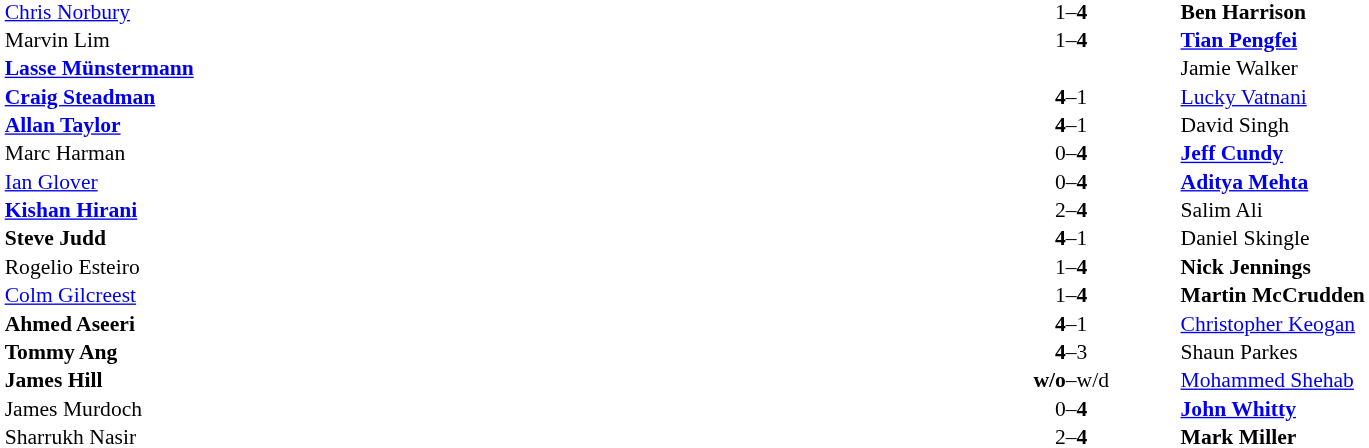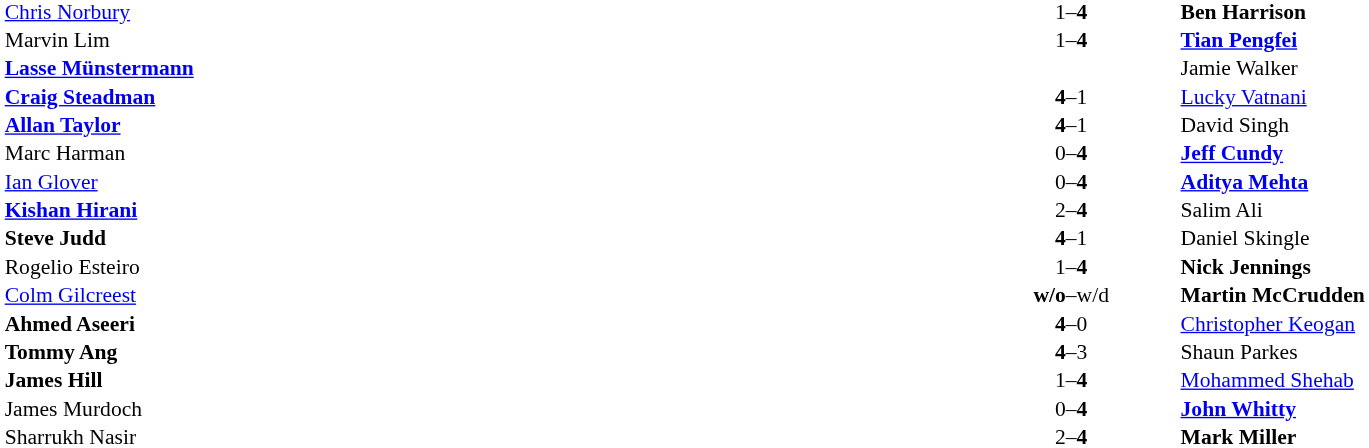(1071, 295) 1–4 -> (1071, 295) w/o–w/d
(1071, 323) 4–1 -> (1071, 323) 4–0
(1071, 380) w/o–w/d -> (1071, 380) 1–4
